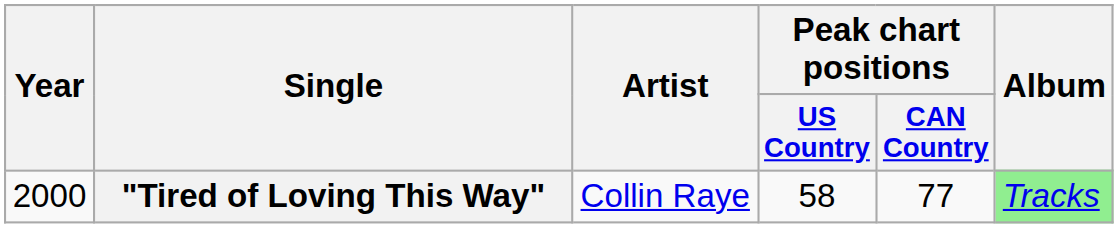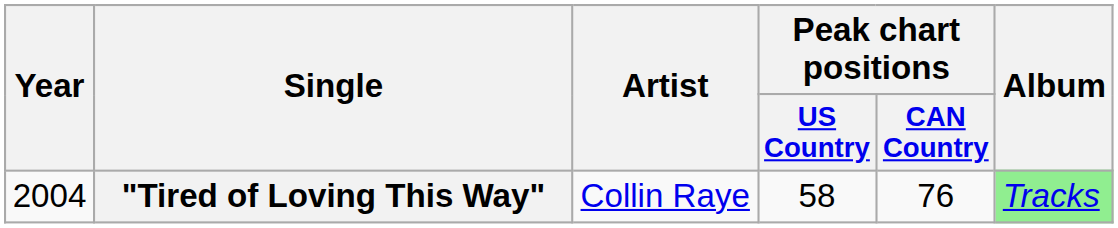(50, 195) 2000 -> (50, 195) 2004
(936, 195) 77 -> (936, 195) 76
